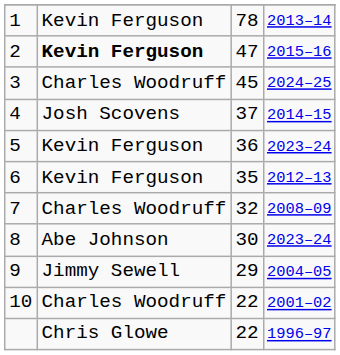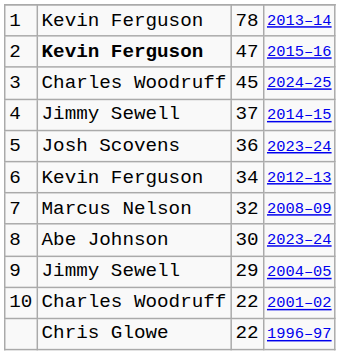(111, 114) Josh Scovens -> (111, 114) Jimmy Sewell
(122, 146) Kevin Ferguson -> (111, 146) Josh Scovens
(247, 177) 35 -> (247, 177) 34
(134, 209) Charles Woodruff -> (117, 209) Marcus Nelson
